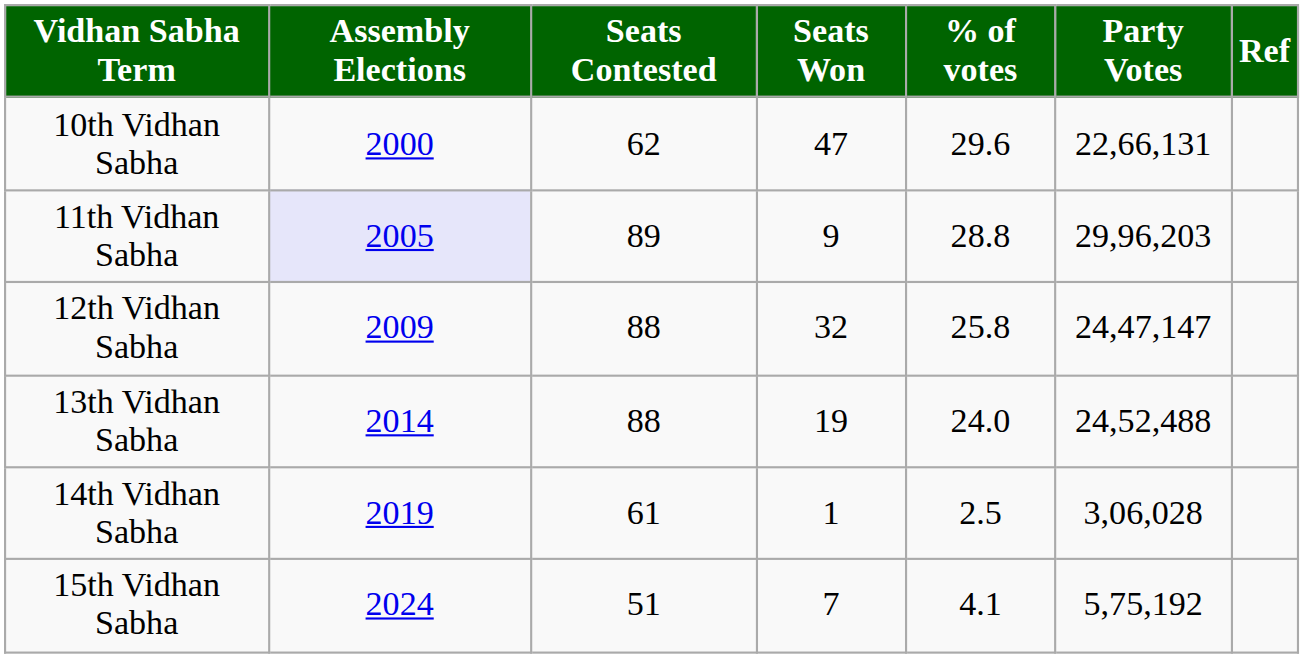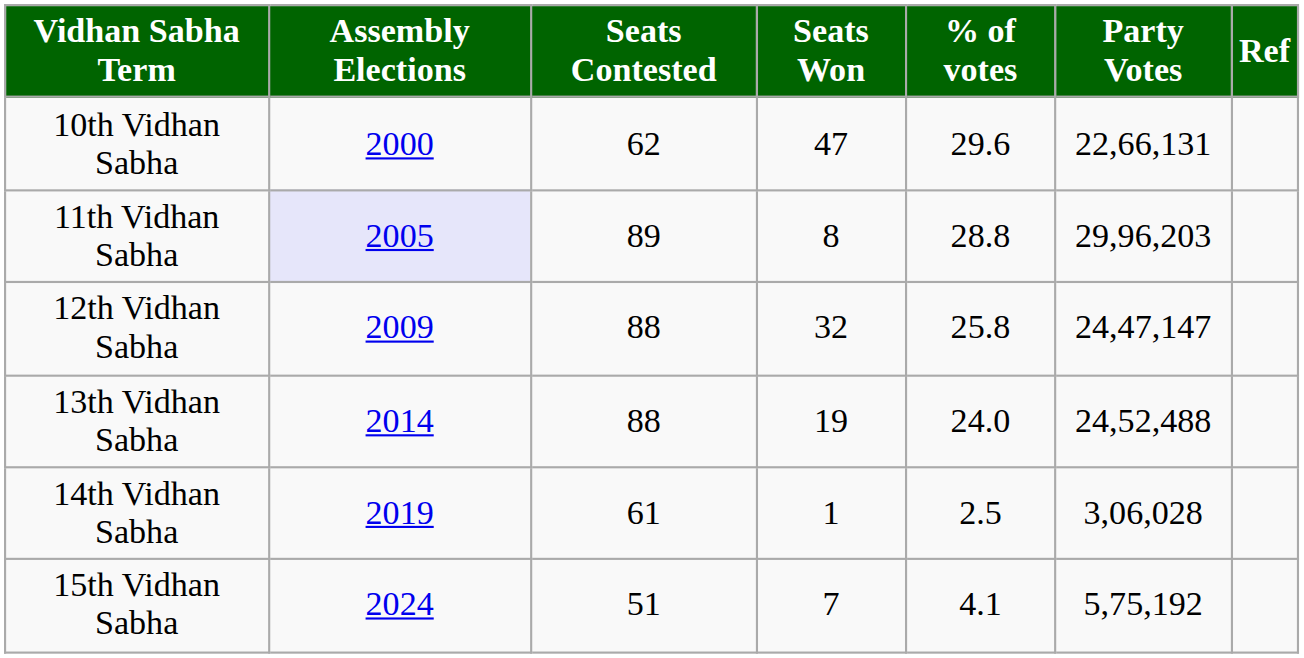(831, 235) 9 -> (831, 235) 8
